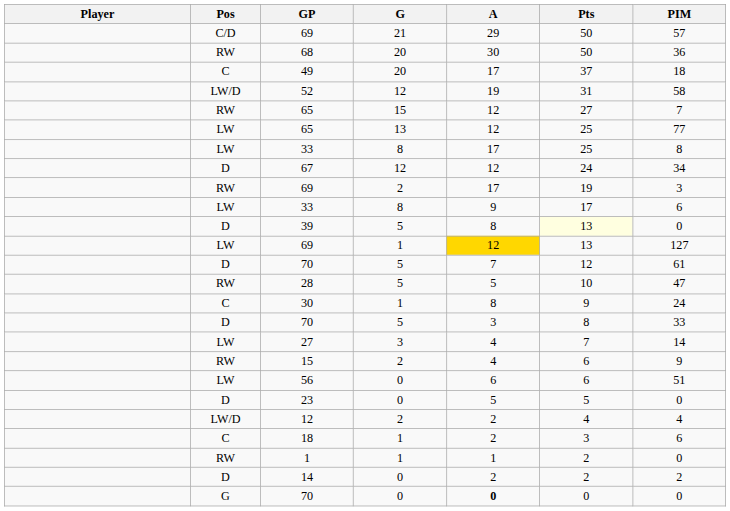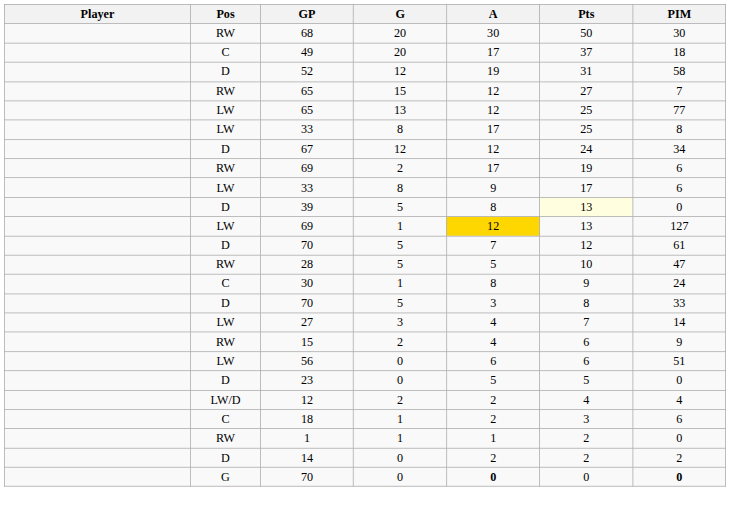- row: (307, 33)
(679, 52) 36 -> (679, 33) 30
(226, 91) LW/D -> (226, 71) D
(679, 187) 3 -> (679, 168) 6
(679, 496) normal -> (679, 476) bold
